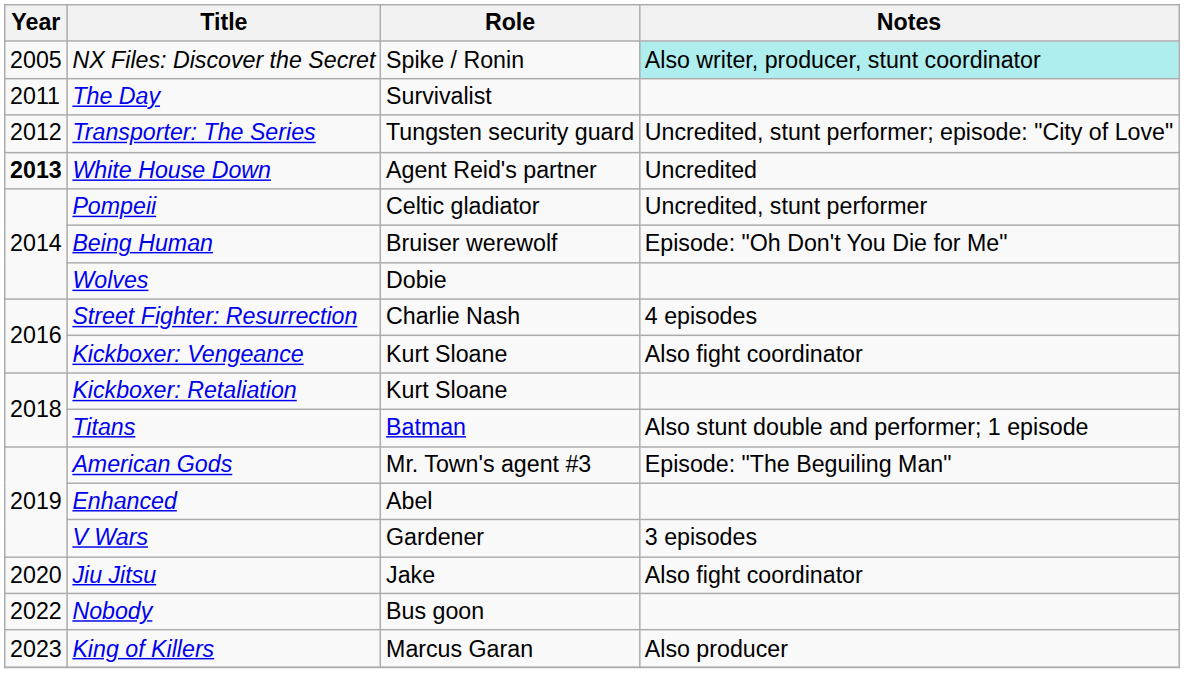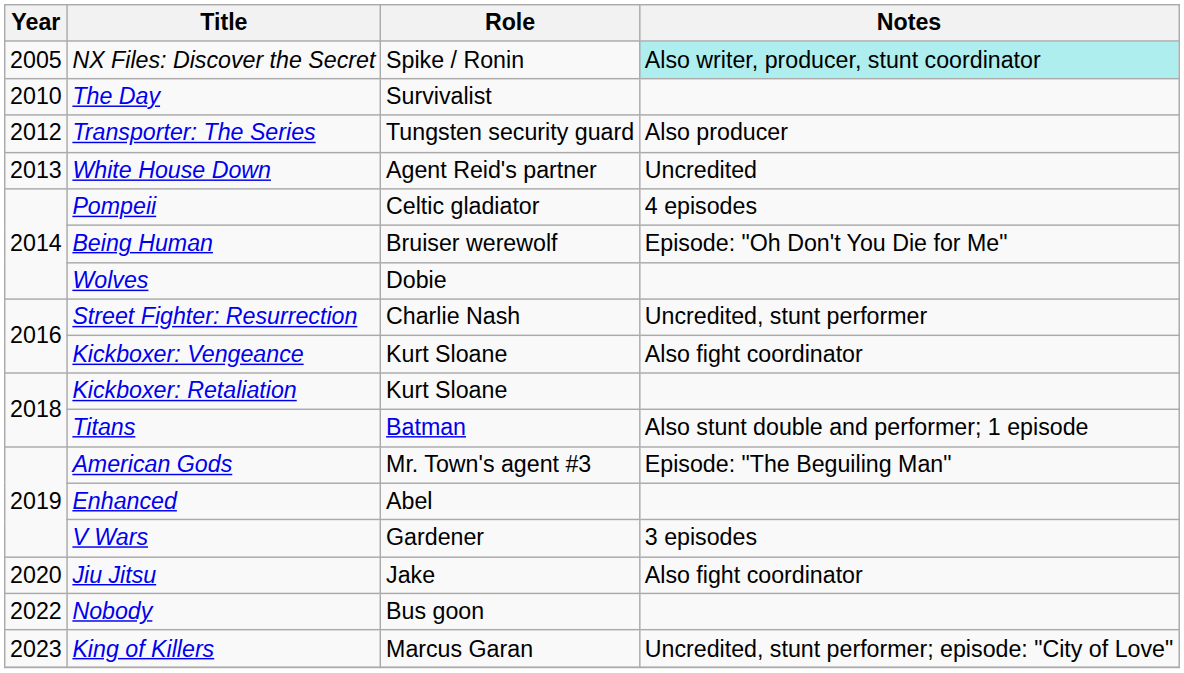(35, 96) 2011 -> (36, 96) 2010
(909, 133) Uncredited, stunt performer; episode: "City of Love" -> (716, 133) Also producer
(36, 170) bold -> (36, 170) normal
(786, 206) Uncredited, stunt performer -> (701, 206) 4 episodes
(701, 317) 4 episodes -> (786, 317) Uncredited, stunt performer
(716, 648) Also producer -> (909, 648) Uncredited, stunt performer; episode: "City of Love"
